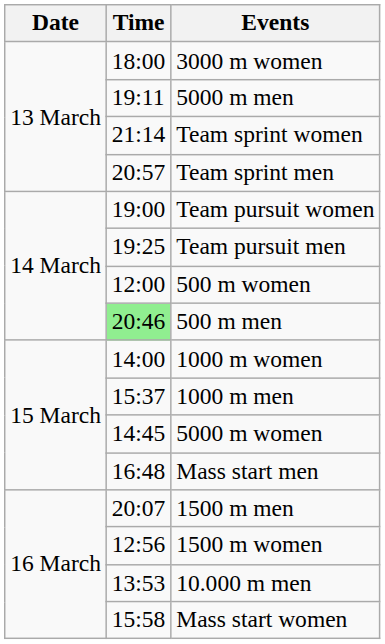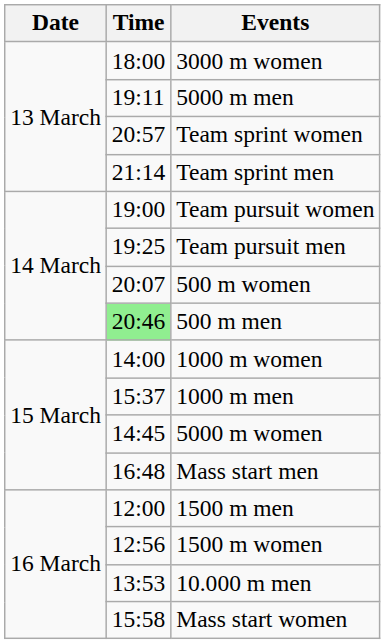(139, 135) 21:14 -> (139, 135) 20:57
(139, 172) 20:57 -> (139, 172) 21:14
(139, 284) 12:00 -> (139, 284) 20:07
(139, 508) 20:07 -> (139, 508) 12:00
